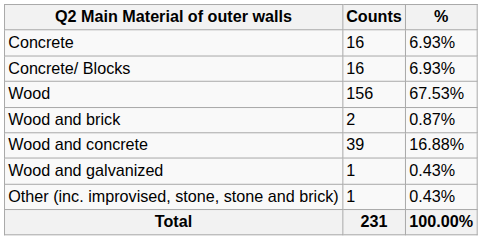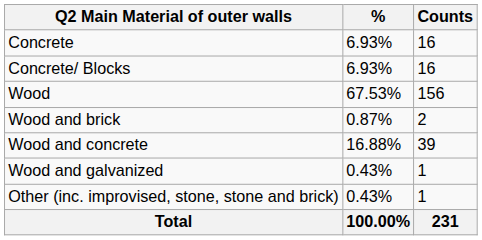columns swapped: (374, 17) <-> (441, 17)
